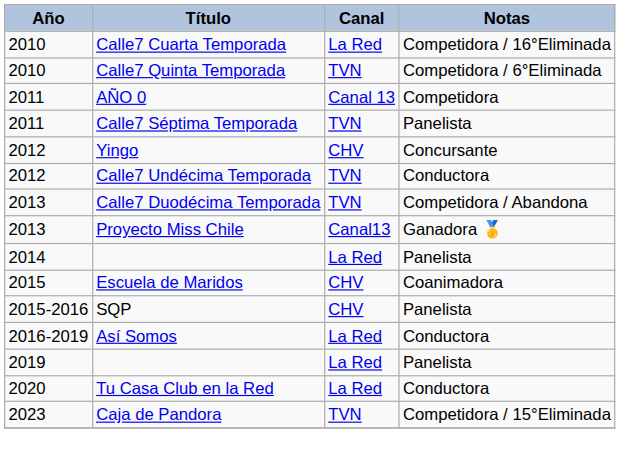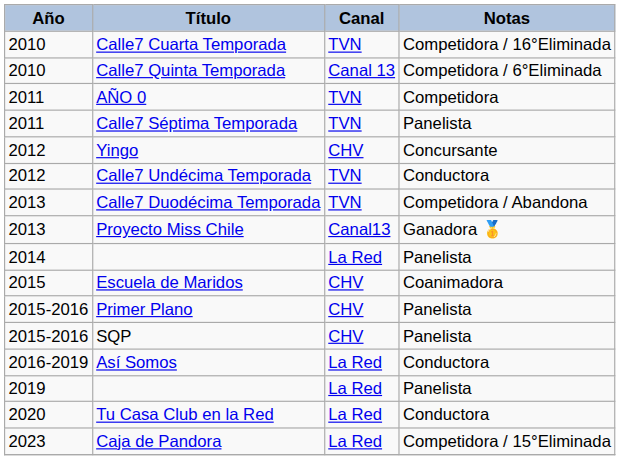(355, 45) La Red -> (345, 45) TVN
(345, 71) TVN -> (362, 71) Canal 13
(362, 97) Canal 13 -> (345, 97) TVN
+ row: (48, 310)
(345, 415) TVN -> (355, 442) La Red
